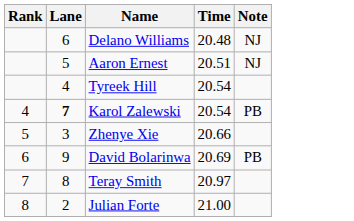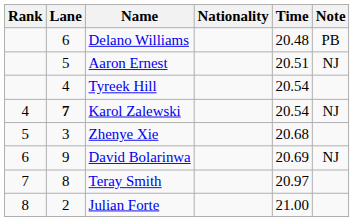+ column: (233, 16)
(253, 39) NJ -> (331, 39) PB
(253, 110) PB -> (331, 110) NJ
(214, 134) 20.66 -> (292, 134) 20.68
(253, 157) PB -> (331, 157) NJ
